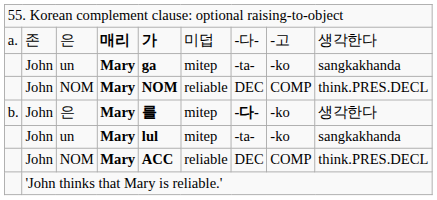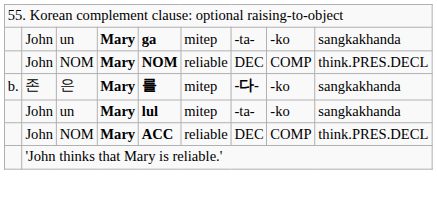- row: (13, 40)
(39, 112) John -> (33, 86) 존
(347, 112) 생각한다 -> (360, 86) sangkakhanda
